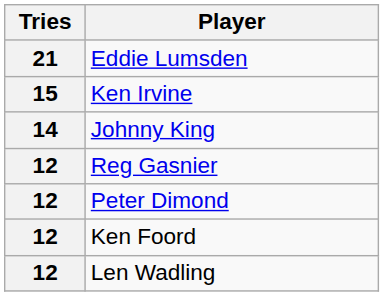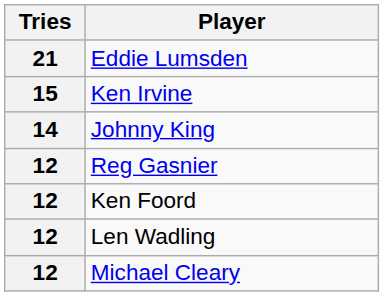- row: (160, 201)
+ row: (165, 272)
